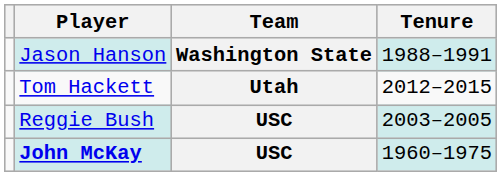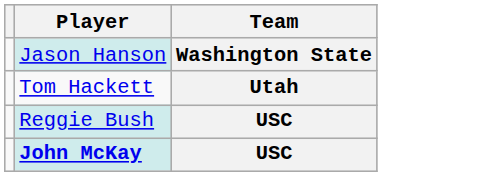- column: (437, 21)
